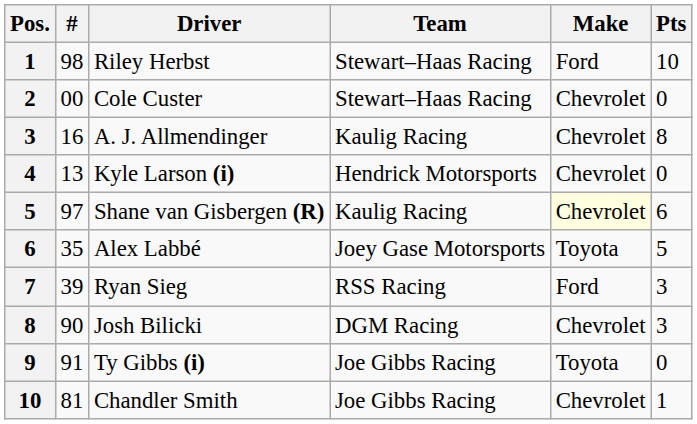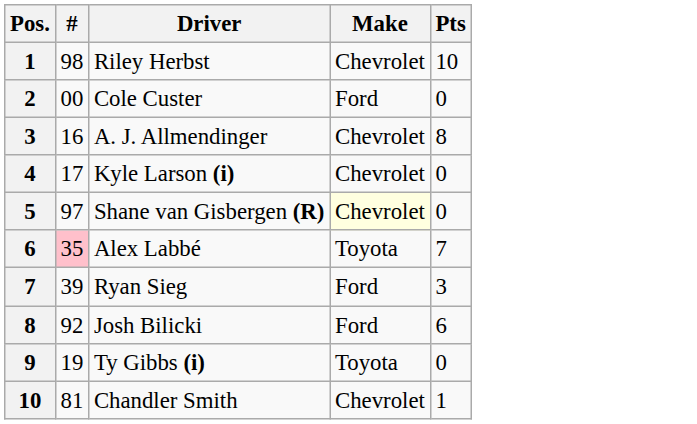- column: (440, 23)
(577, 61) Ford -> (380, 61) Chevrolet
(601, 98) Chevrolet -> (357, 98) Ford
(72, 173) 13 -> (72, 173) 17
(662, 211) 6 -> (441, 211) 0
(72, 249) no background -> (72, 249) pink background
(662, 249) 5 -> (441, 249) 7
(72, 324) 90 -> (72, 324) 92
(601, 324) Chevrolet -> (357, 324) Ford
(662, 324) 3 -> (441, 324) 6
(72, 361) 91 -> (72, 361) 19
